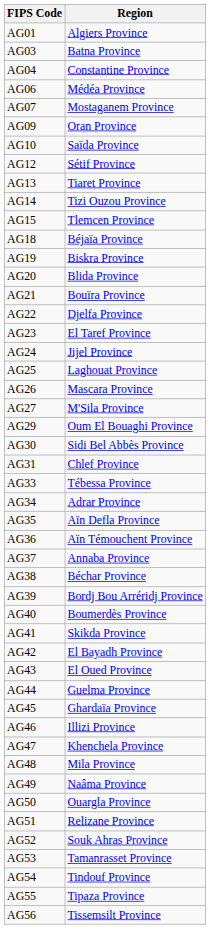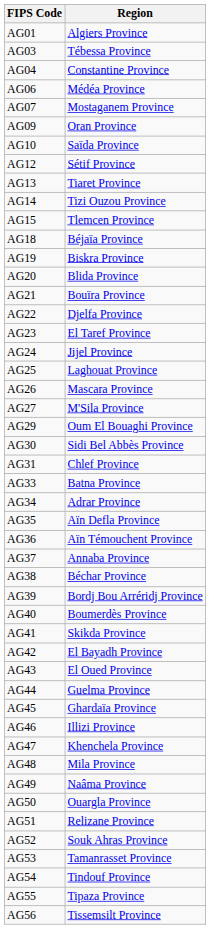(104, 51) Batna Province -> (109, 51) Tébessa Province
(109, 483) Tébessa Province -> (104, 483) Batna Province
